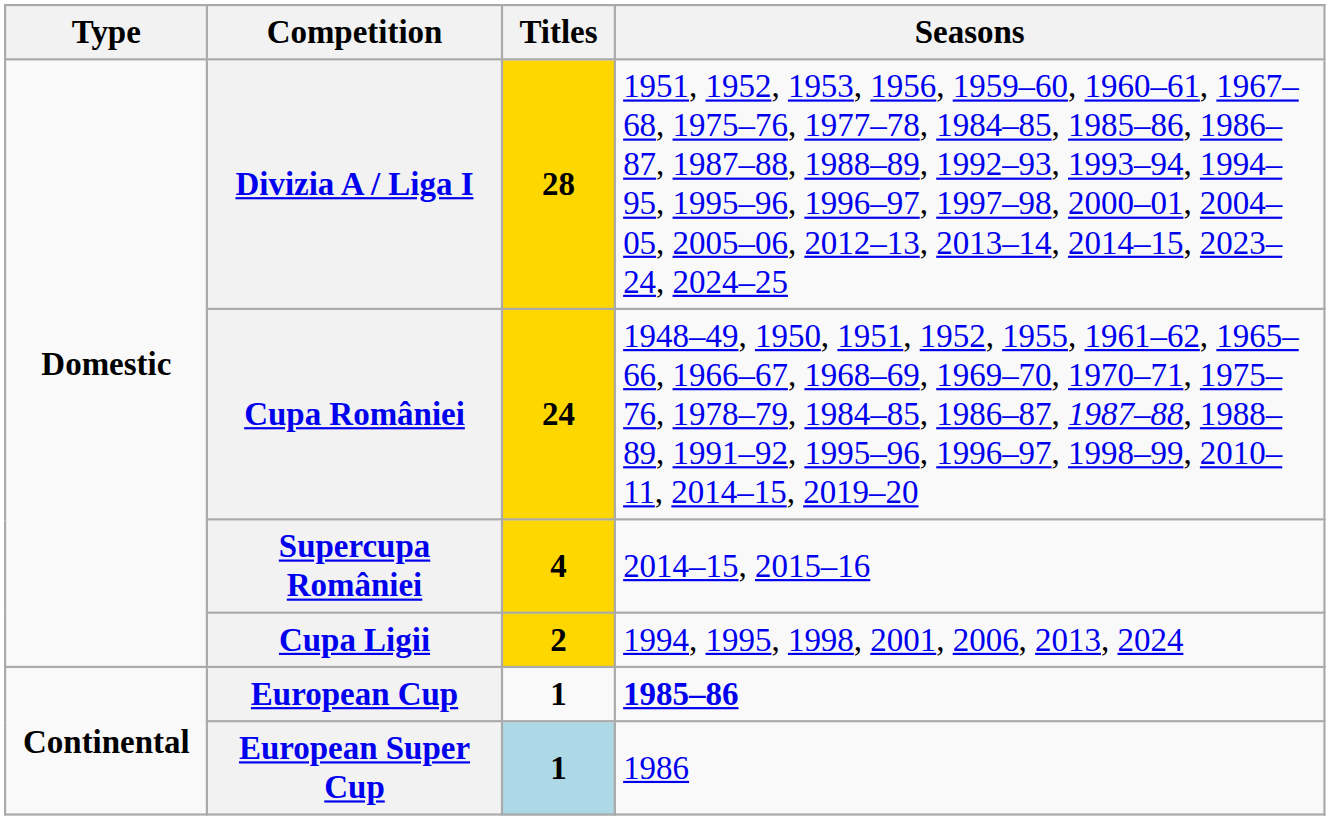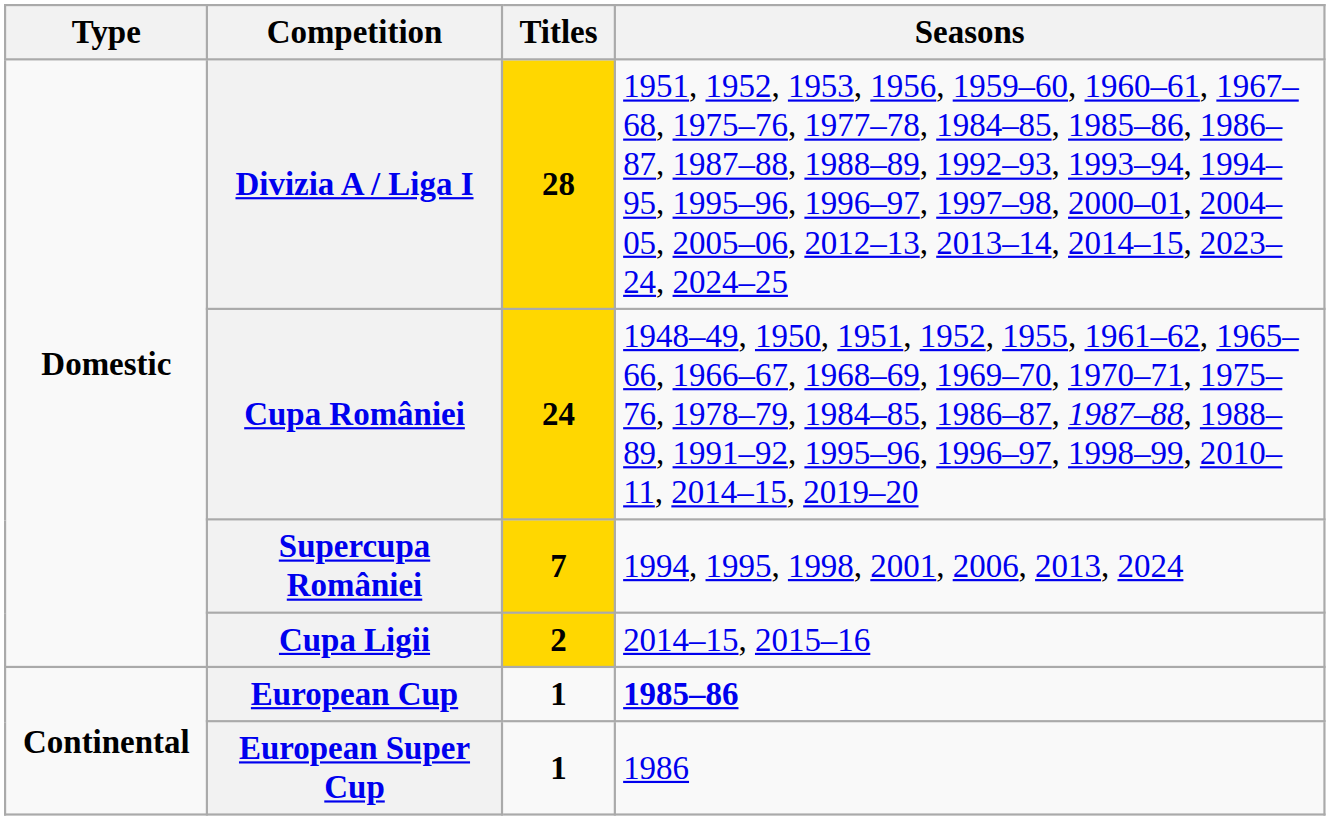(558, 566) 4 -> (558, 566) 7
(747, 566) 2014–15, 2015–16 -> (903, 566) 1994, 1995, 1998, 2001, 2006, 2013, 2024
(903, 640) 1994, 1995, 1998, 2001, 2006, 2013, 2024 -> (747, 640) 2014–15, 2015–16
(558, 768) lightblue background -> (558, 768) no background
